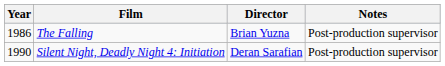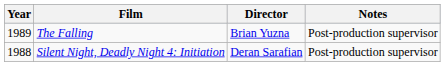(19, 33) 1986 -> (19, 33) 1989
(19, 52) 1990 -> (19, 52) 1988
